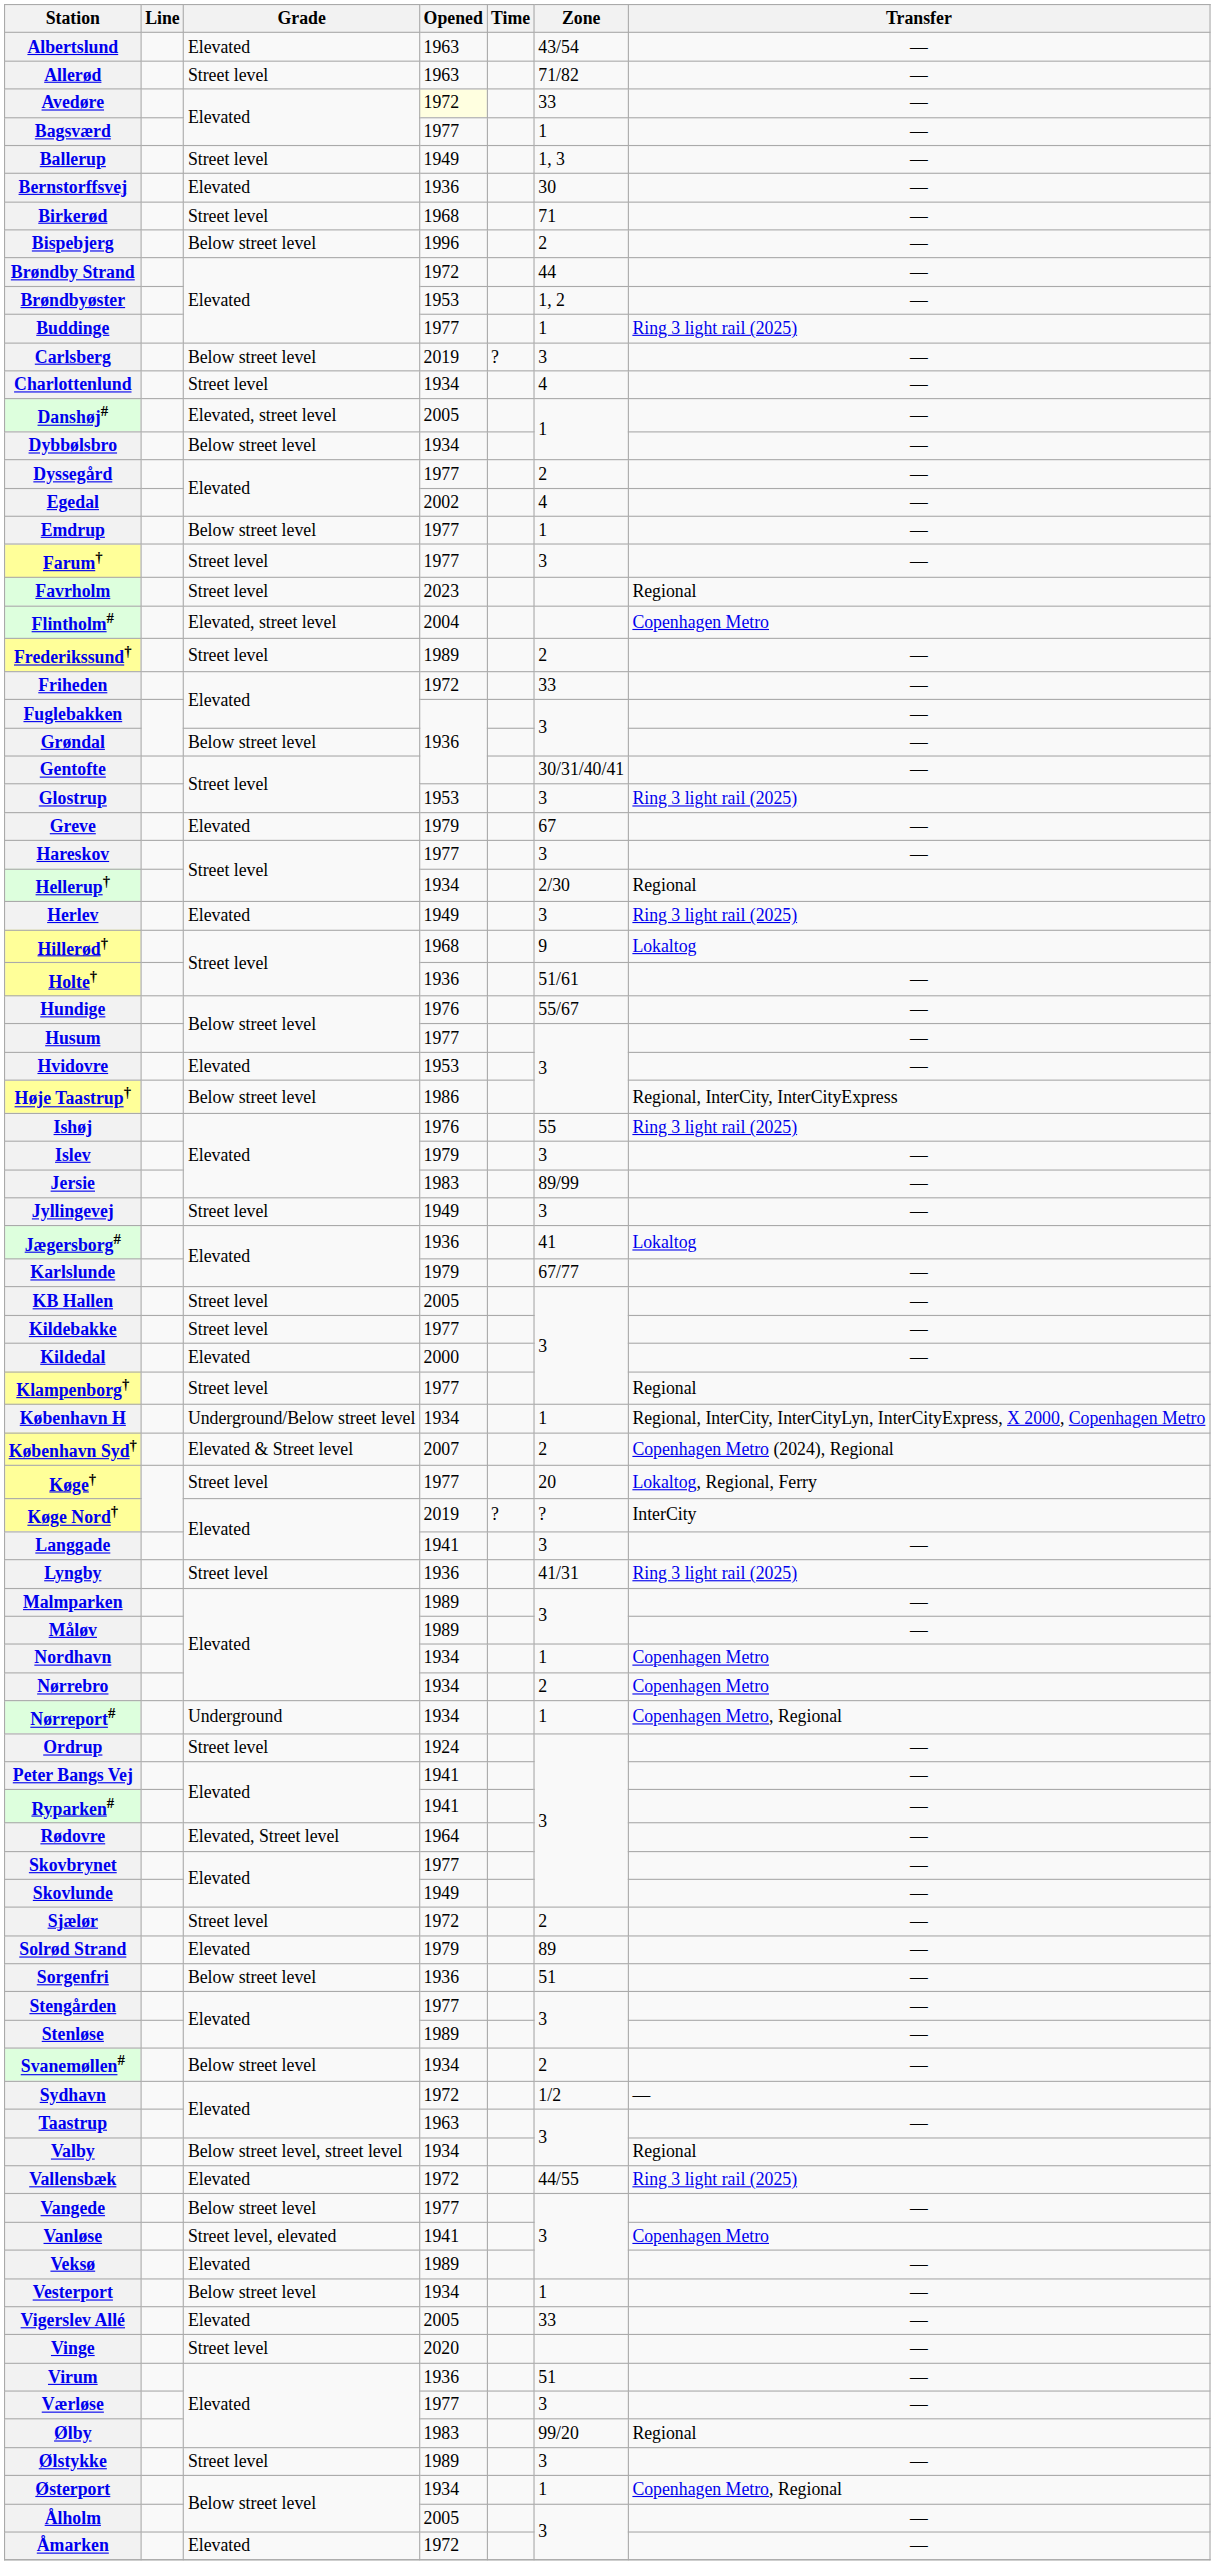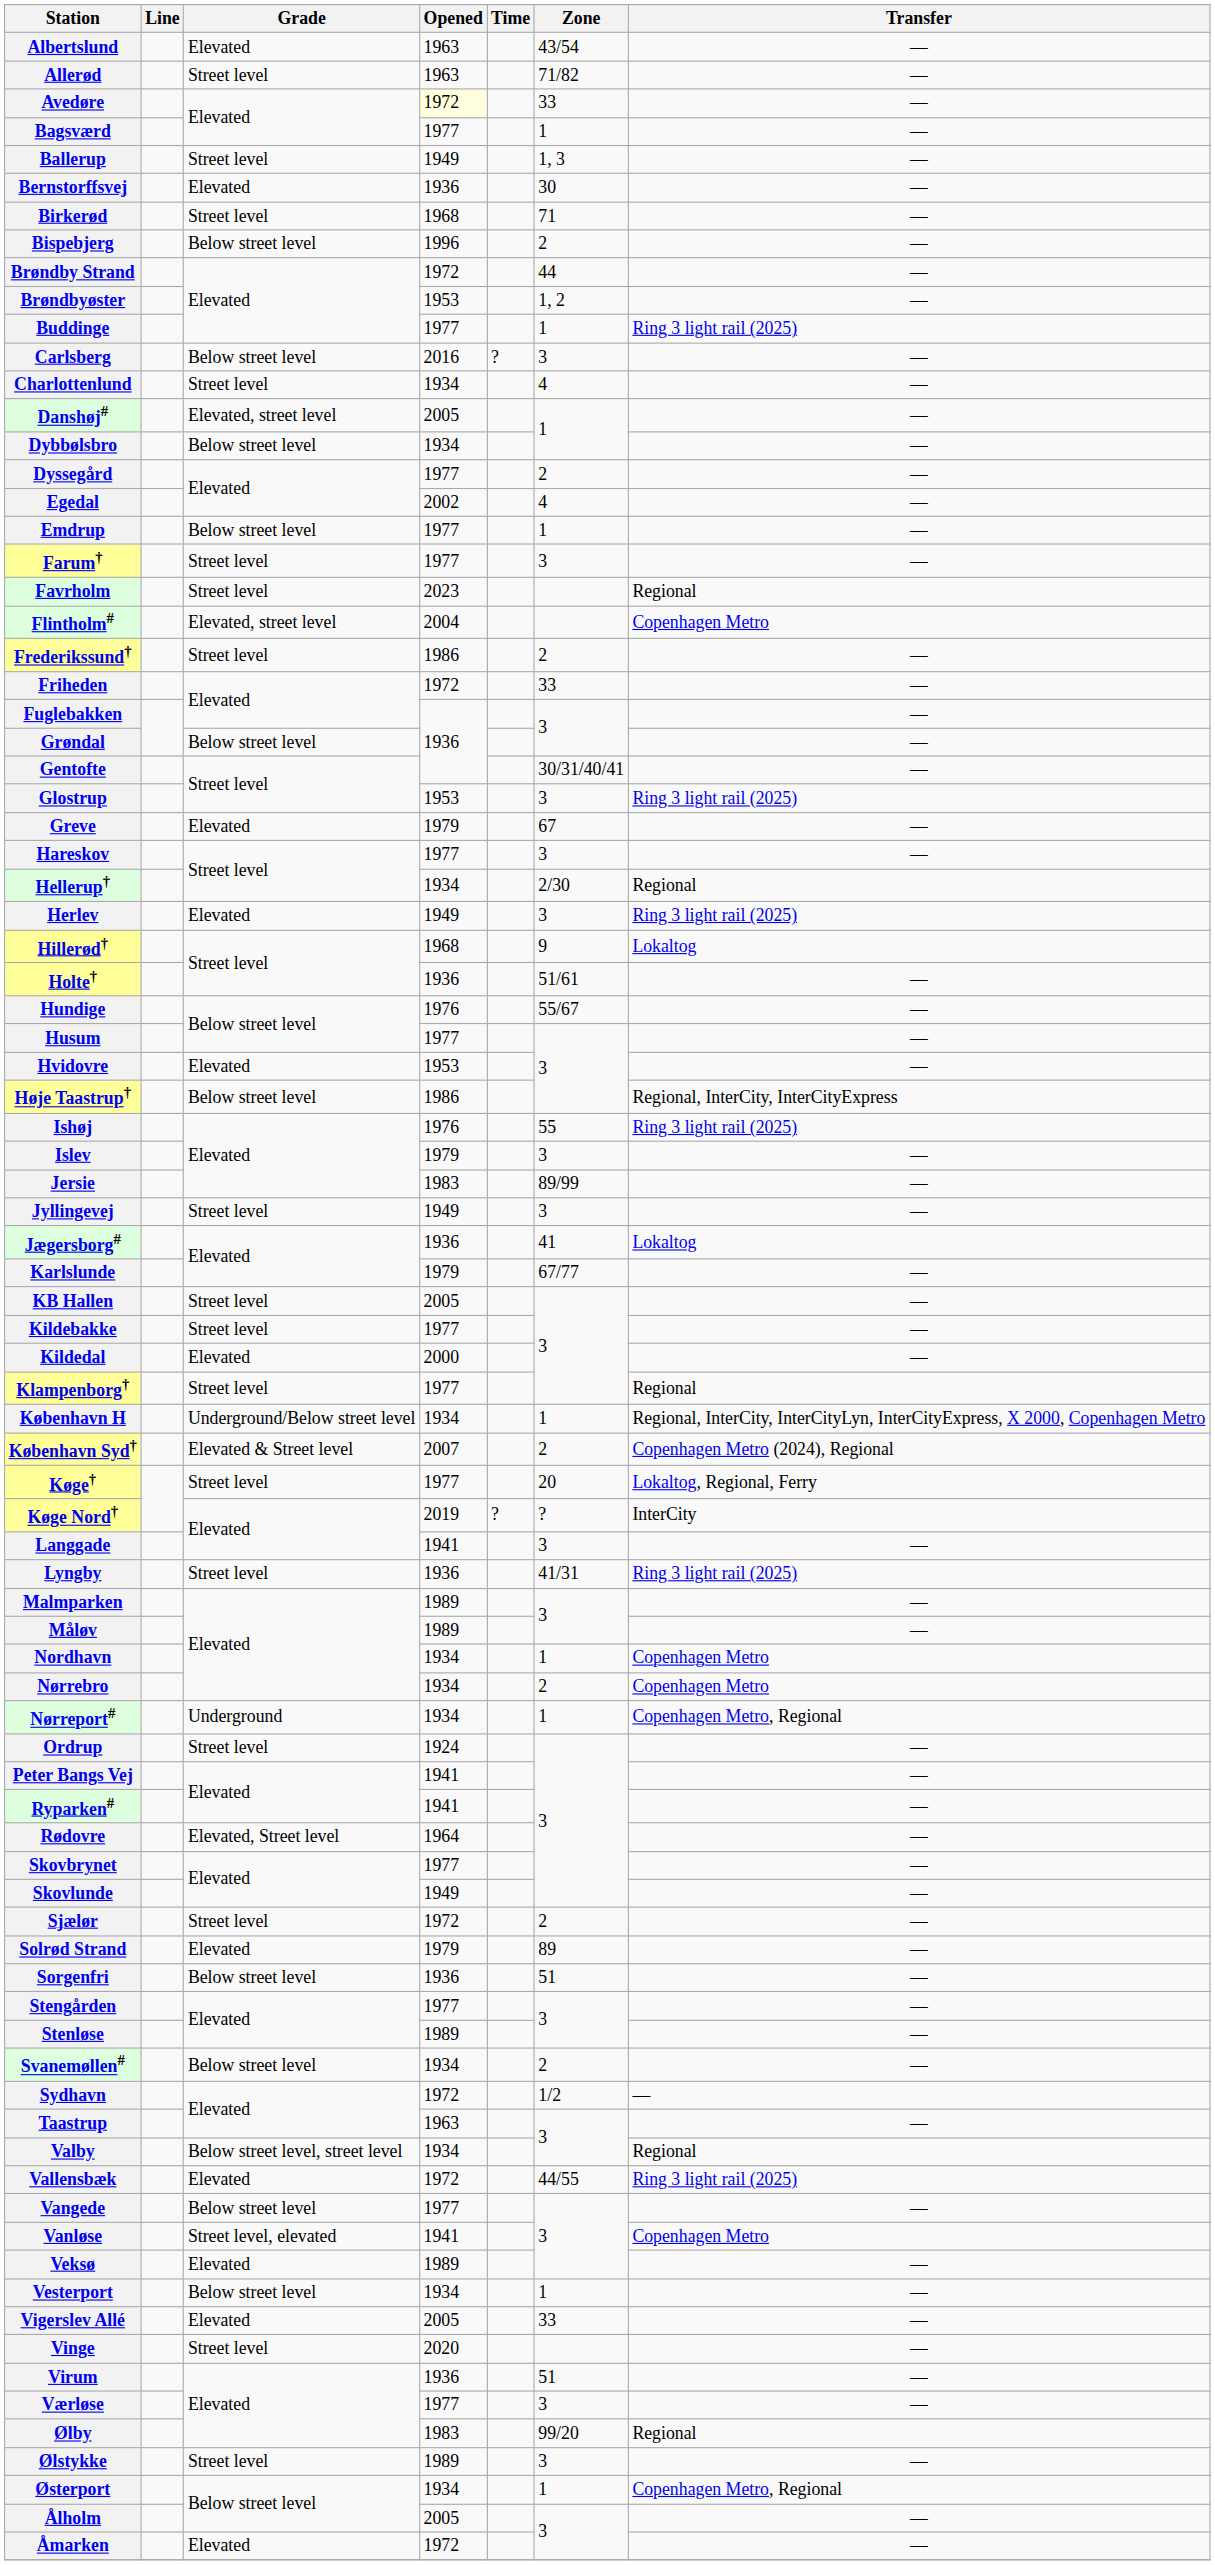(441, 356) 2019 -> (441, 356) 2016
(441, 655) 1989 -> (441, 655) 1986
